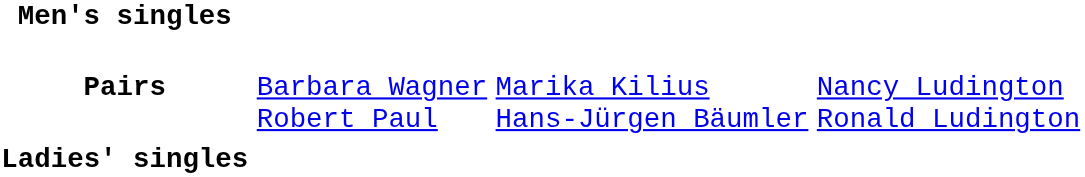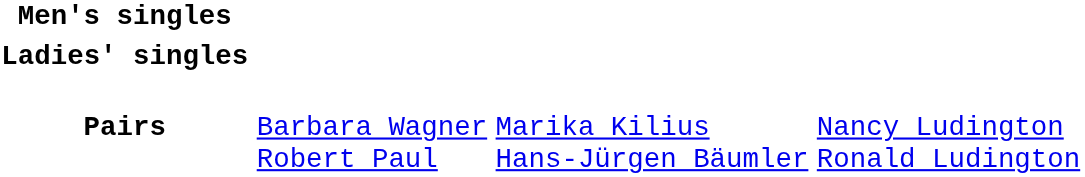rows swapped: (125, 160) <-> (125, 88)
